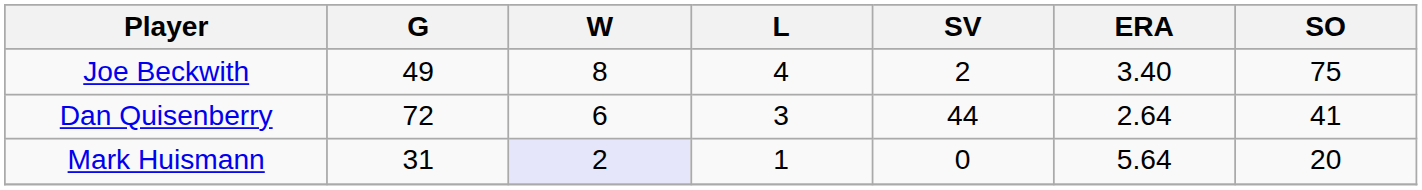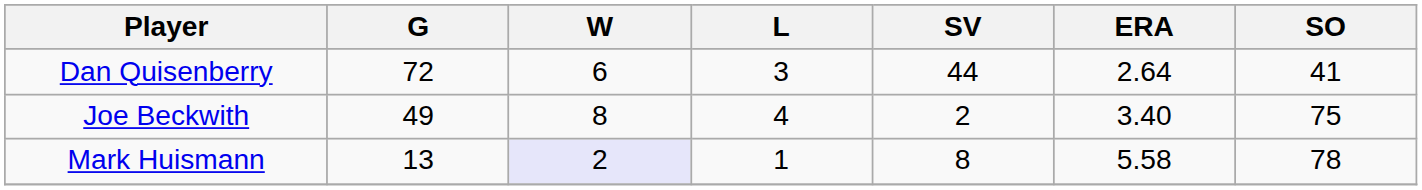rows swapped: (166, 116) <-> (166, 71)
(418, 160) 31 -> (418, 160) 13
(963, 160) 0 -> (963, 160) 8
(1144, 160) 5.64 -> (1144, 160) 5.58
(1326, 160) 20 -> (1326, 160) 78
